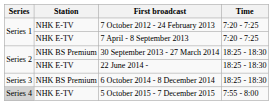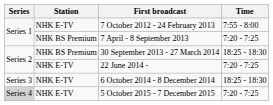(241, 25) 7:20 - 7:25 -> (241, 25) 7:55 - 8:00
(55, 38) NHK E-TV -> (66, 38) NHK BS Premium
(245, 66) 18:25 - 18:30 -> (241, 66) 7:20 - 7:25
(66, 80) NHK BS Premium -> (55, 80) NHK E-TV
(241, 93) 7:55 - 8:00 -> (241, 93) 7:20 - 7:25
